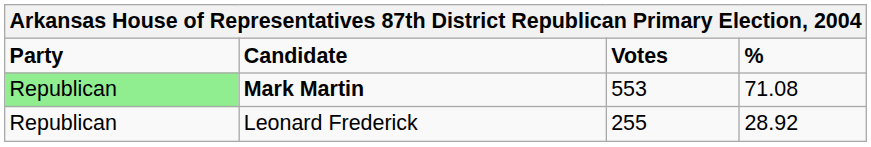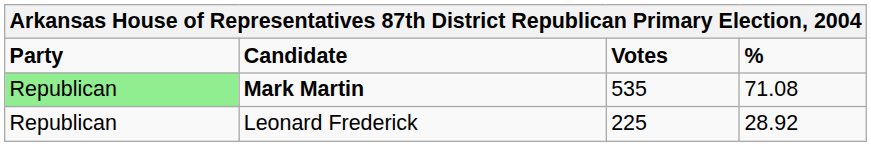(629, 89) 553 -> (629, 89) 535
(629, 123) 255 -> (629, 123) 225
